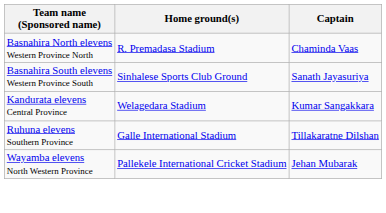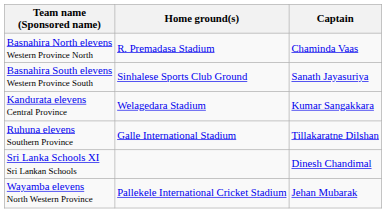+ row: (53, 164)
